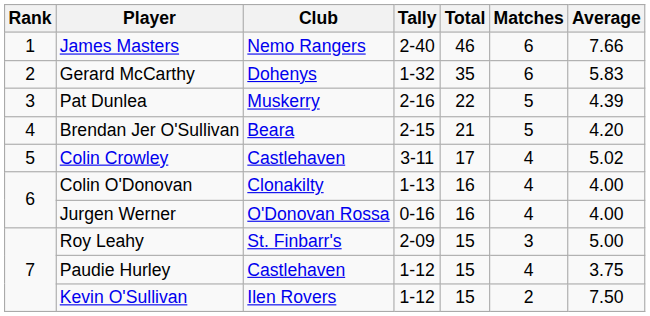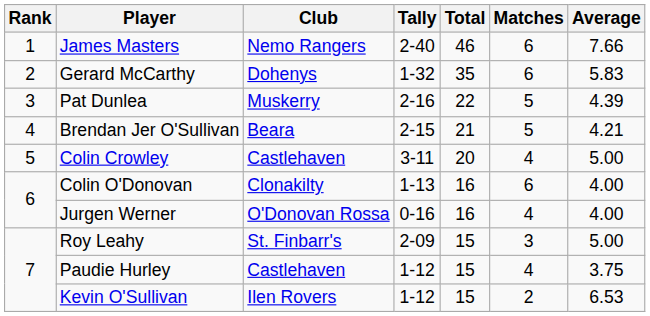(606, 130) 4.20 -> (606, 130) 4.21
(465, 158) 17 -> (465, 158) 20
(606, 158) 5.02 -> (606, 158) 5.00
(529, 185) 4 -> (529, 185) 6
(606, 297) 7.50 -> (606, 297) 6.53
